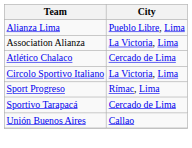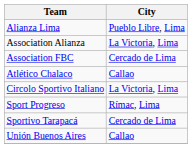+ row: (40, 58)
(142, 58) Cercado de Lima -> (121, 74) Callao
